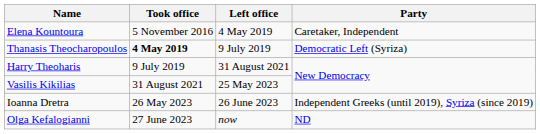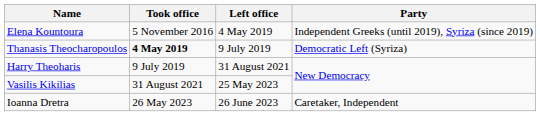(346, 31) Caretaker, Independent -> (414, 31) Independent Greeks (until 2019), Syriza (since 2019)
(414, 102) Independent Greeks (until 2019), Syriza (since 2019) -> (346, 102) Caretaker, Independent
- row: (48, 119)
